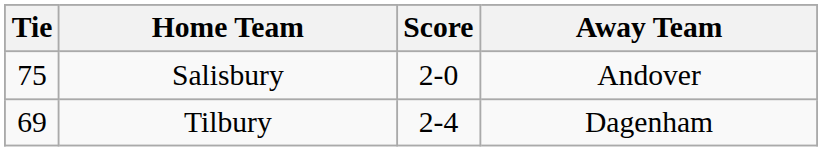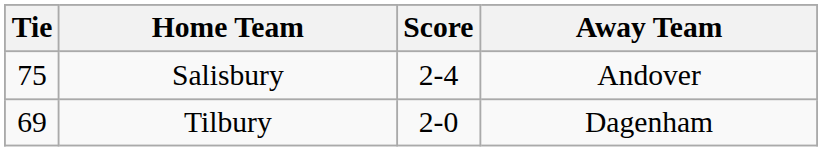(438, 74) 2-0 -> (438, 74) 2-4
(438, 121) 2-4 -> (438, 121) 2-0
